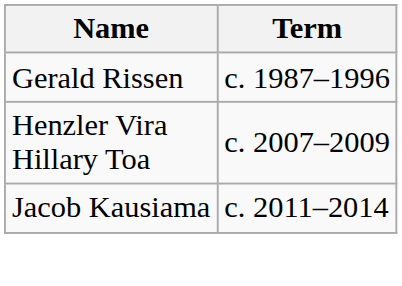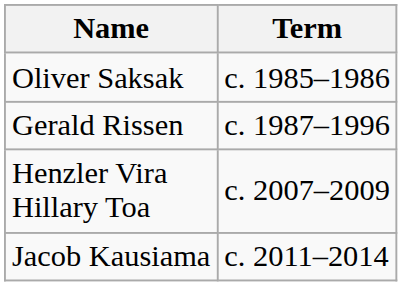+ row: (98, 76)
